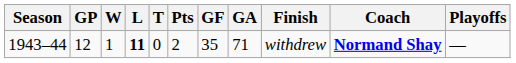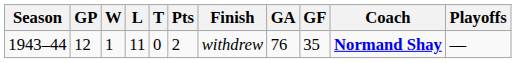columns swapped: (213, 17) <-> (295, 17)
(137, 44) bold -> (137, 44) normal
(240, 44) 71 -> (279, 44) 76
